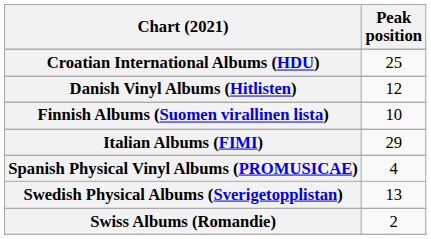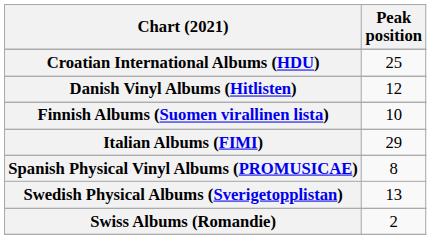(394, 168) 4 -> (394, 168) 8
